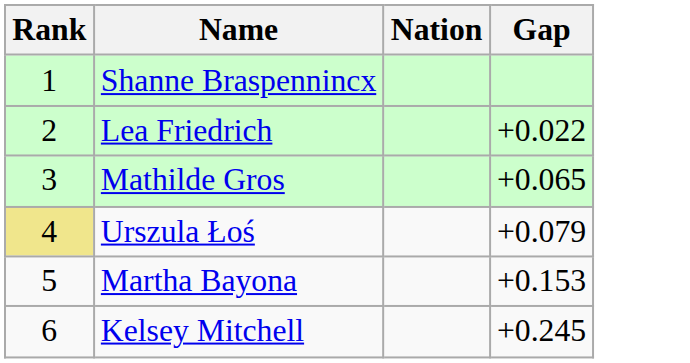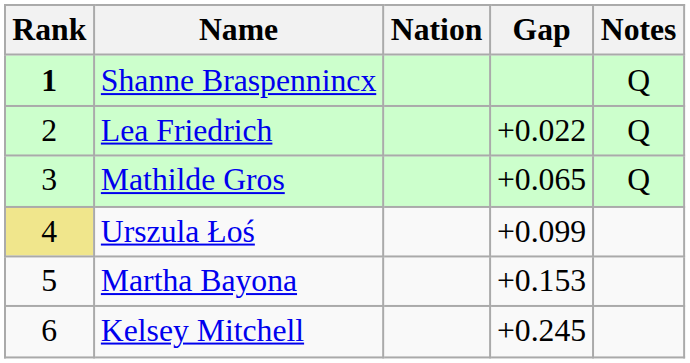+ column: (639, 29)
(49, 79) normal -> (49, 79) bold
(542, 230) +0.079 -> (542, 230) +0.099
